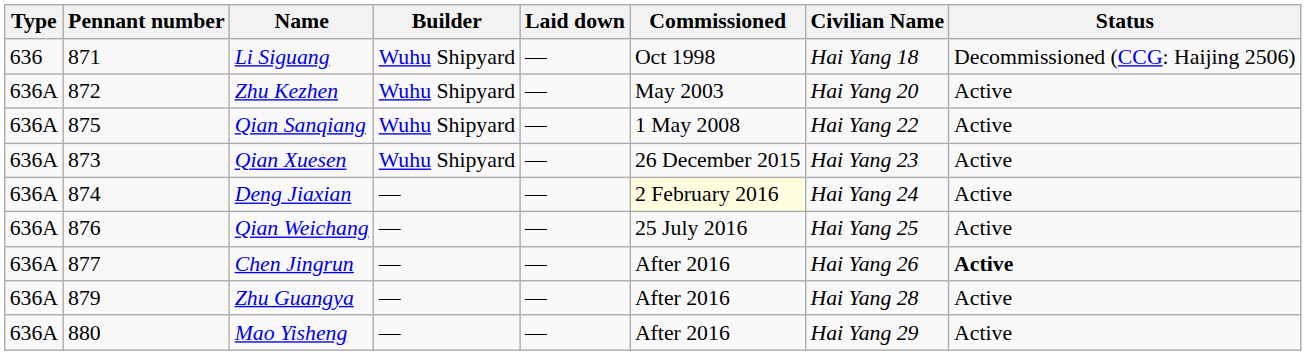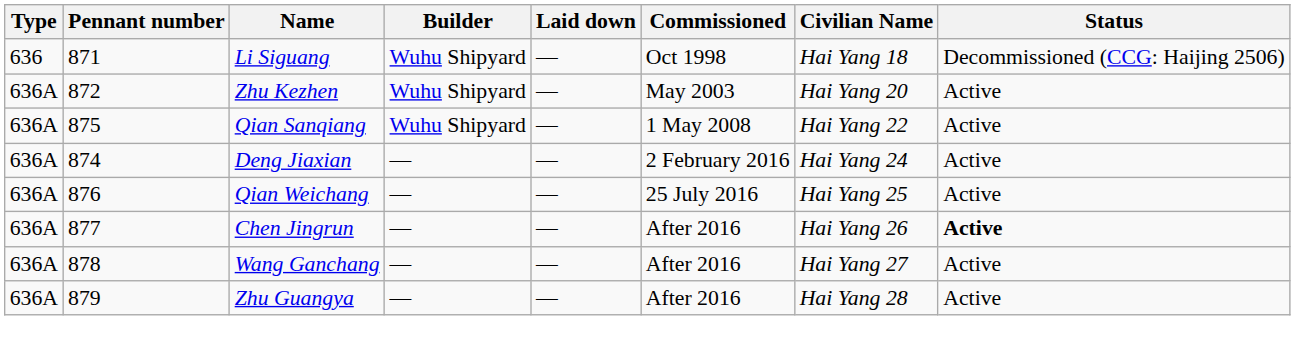- row: (291, 159)
(707, 194) lightyellow background -> (718, 159) no background
+ row: (307, 263)
- row: (291, 332)
